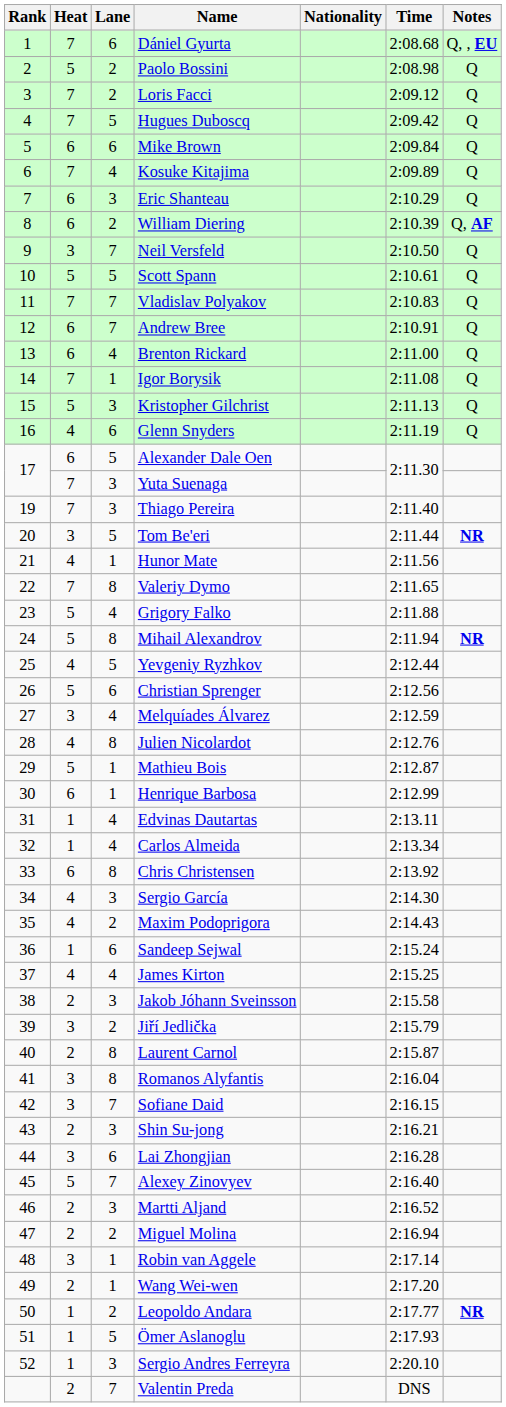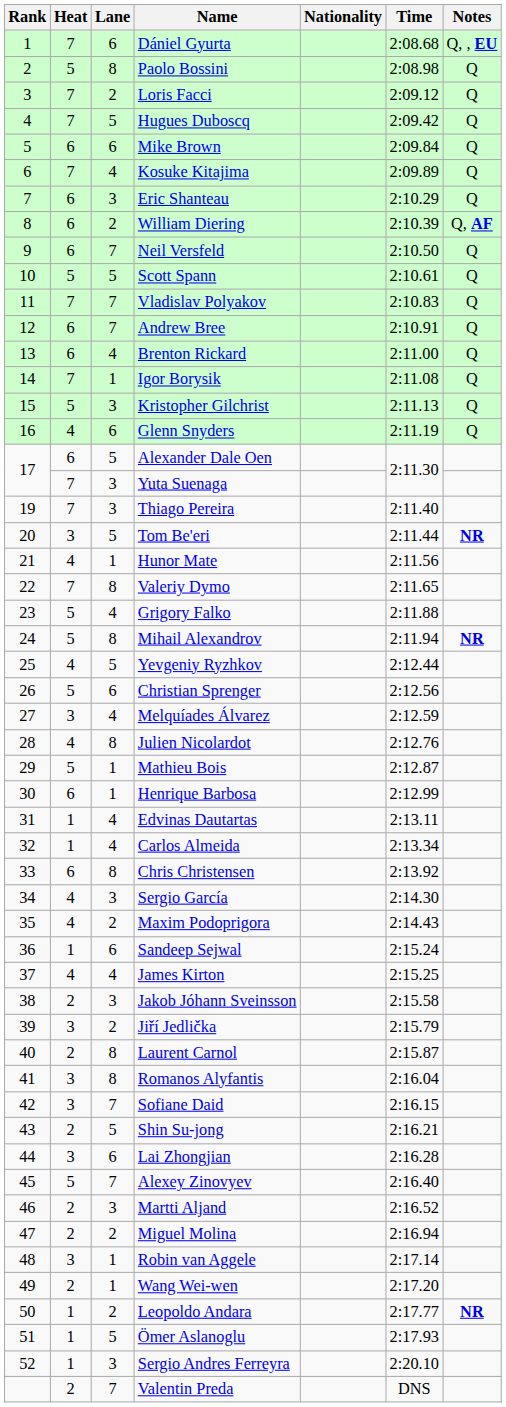(113, 69) 2 -> (113, 69) 8
(71, 250) 3 -> (71, 250) 6
(113, 1130) 3 -> (113, 1130) 5
